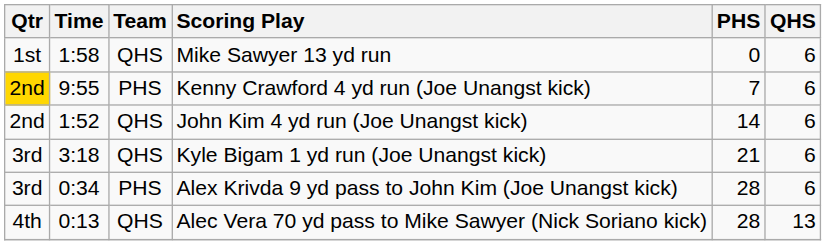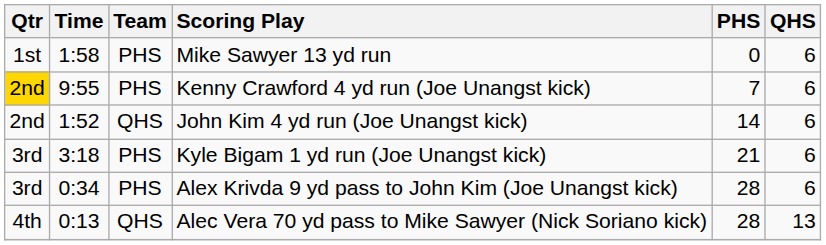(140, 54) QHS -> (140, 54) PHS
(140, 155) QHS -> (140, 155) PHS
